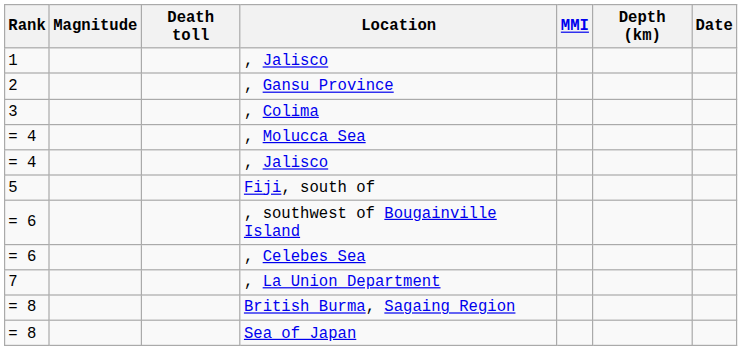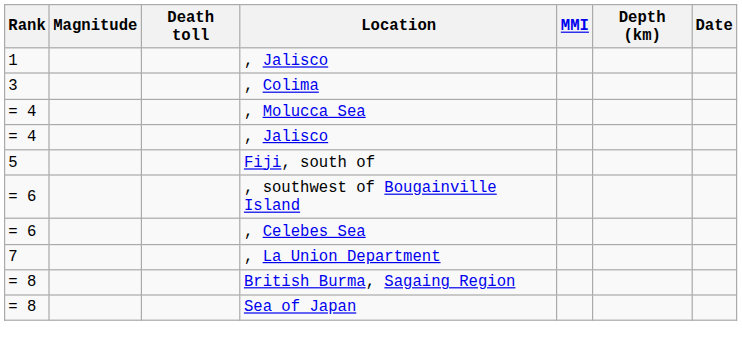- row: (13, 86)
